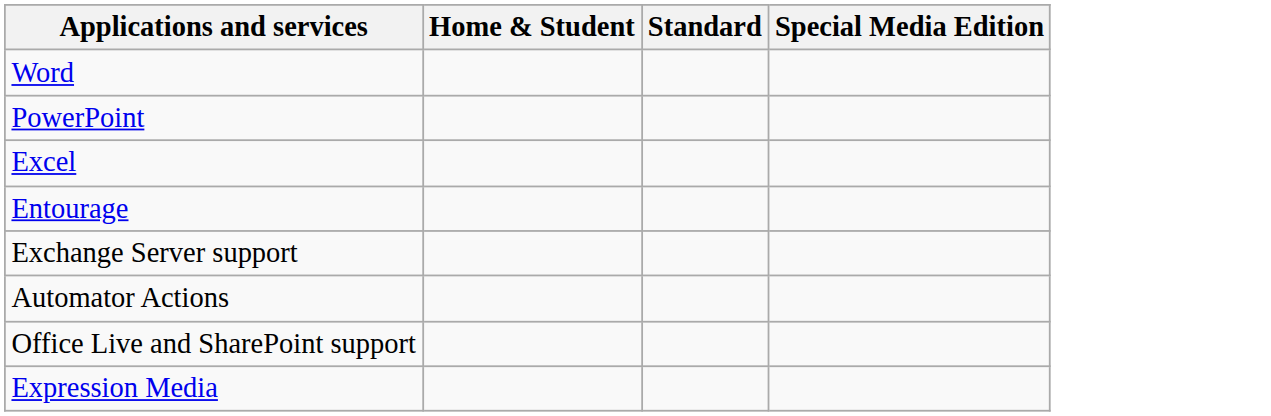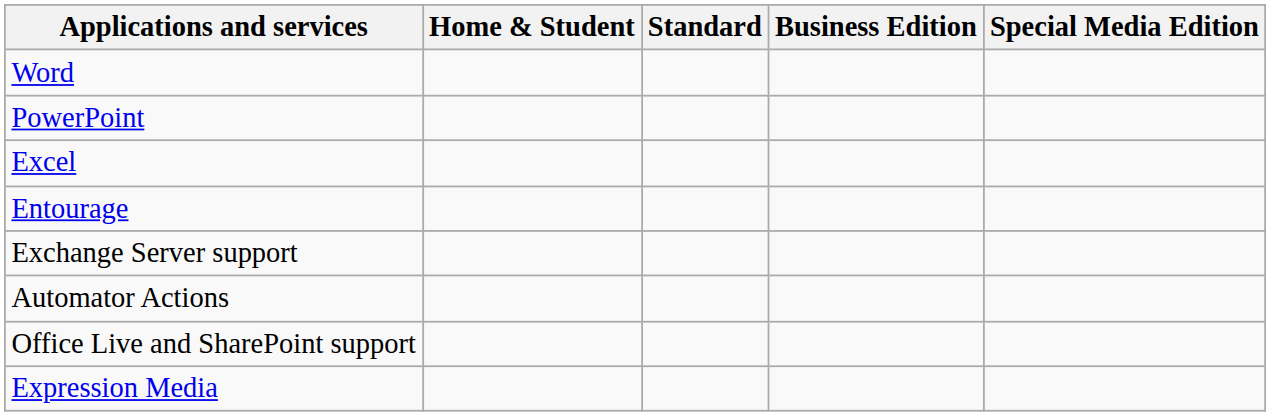+ column: (876, 27)
